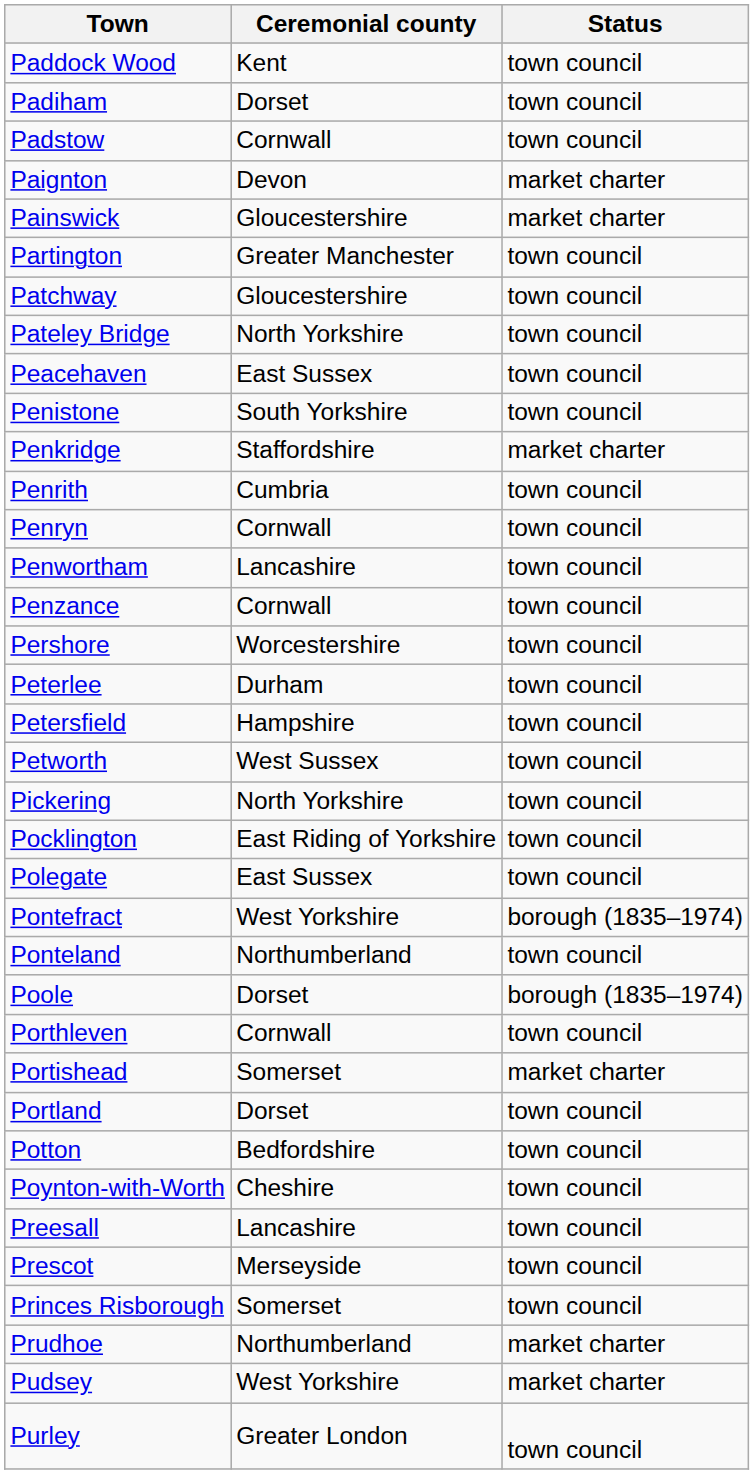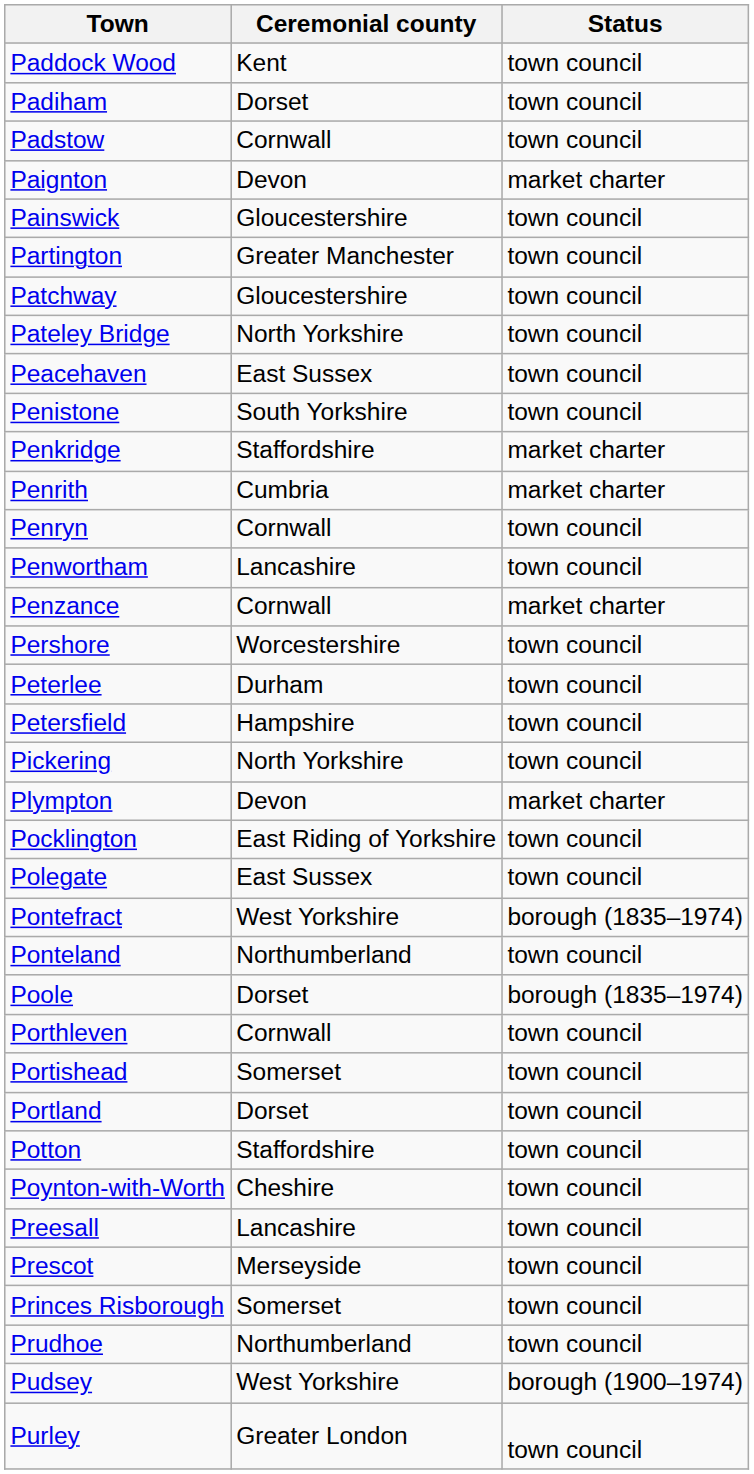(586, 218) market charter -> (575, 218) town council
(575, 489) town council -> (586, 489) market charter
(575, 606) town council -> (586, 606) market charter
- row: (59, 761)
+ row: (61, 800)
(586, 1072) market charter -> (575, 1072) town council
(306, 1149) Bedfordshire -> (305, 1149) Staffordshire
(586, 1343) market charter -> (575, 1343) town council
(586, 1382) market charter -> (625, 1382) borough (1900–1974)
